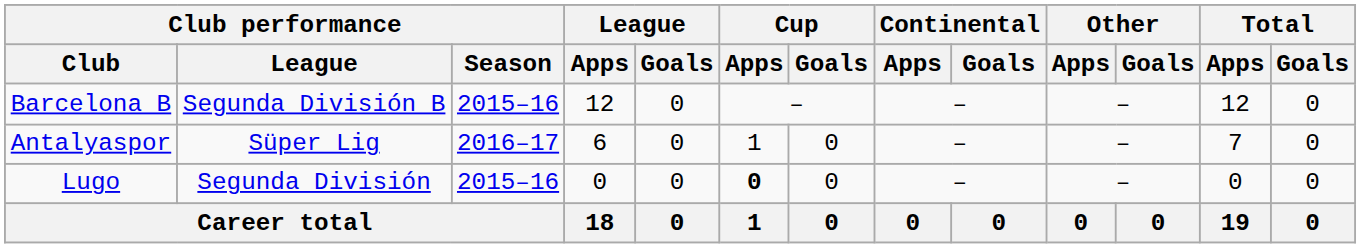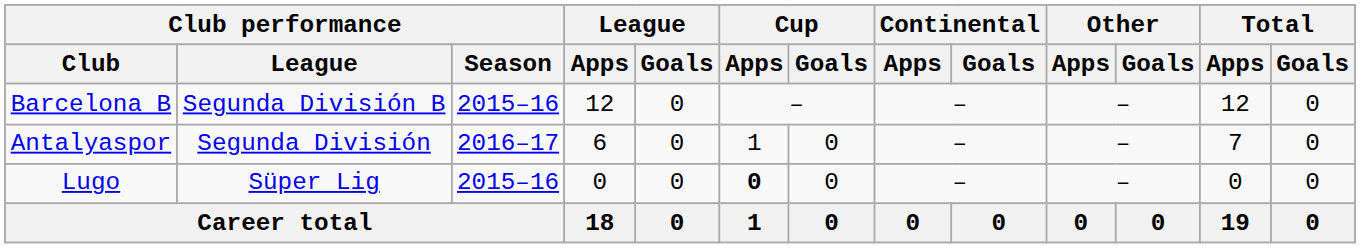(314, 144) Süper Lig -> (314, 144) Segunda División
(314, 183) Segunda División -> (314, 183) Süper Lig
